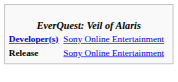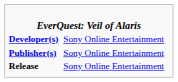+ row: (33, 53)
